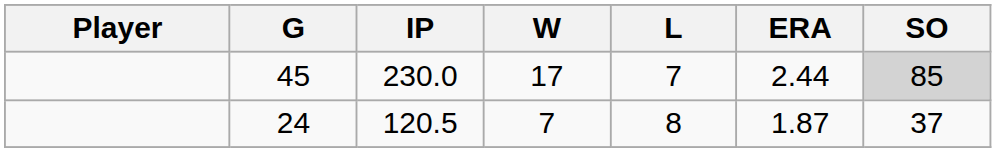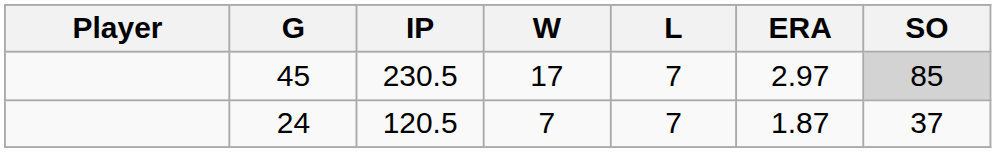(420, 75) 230.0 -> (420, 75) 230.5
(800, 75) 2.44 -> (800, 75) 2.97
(673, 123) 8 -> (673, 123) 7
